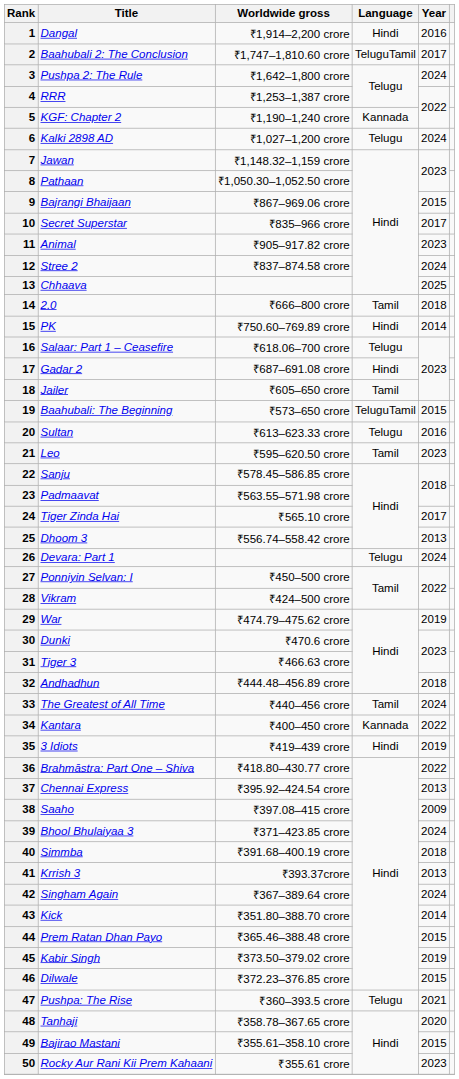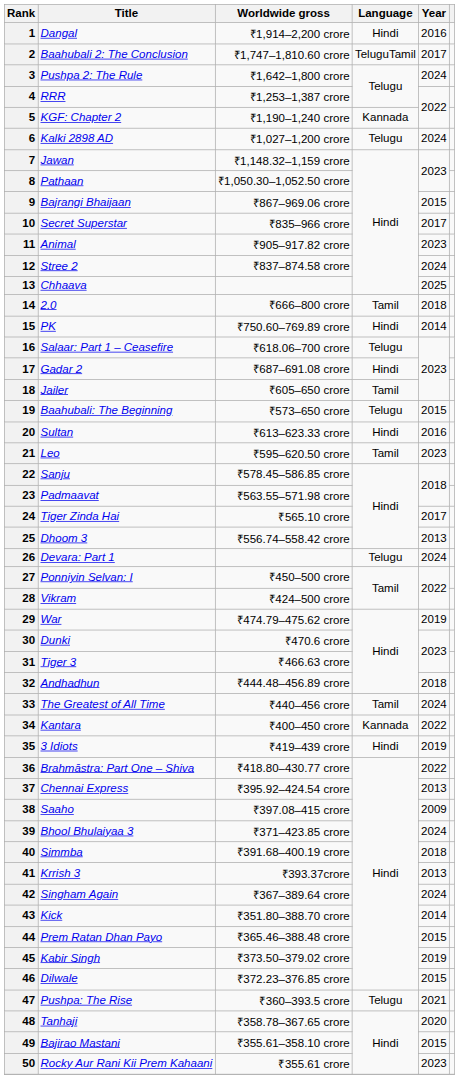(385, 411) TeluguTamil -> (385, 411) Telugu
(385, 432) Telugu -> (385, 432) Hindi
